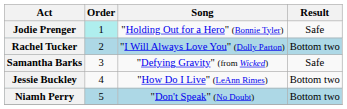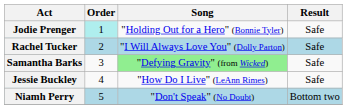(315, 46) Bottom two -> (315, 46) Safe
(202, 63) no background -> (202, 63) lightgreen background
(315, 79) Bottom two -> (315, 79) Safe
